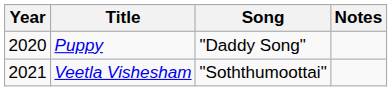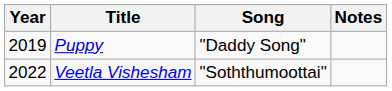(28, 45) 2020 -> (28, 45) 2019
(28, 72) 2021 -> (28, 72) 2022
